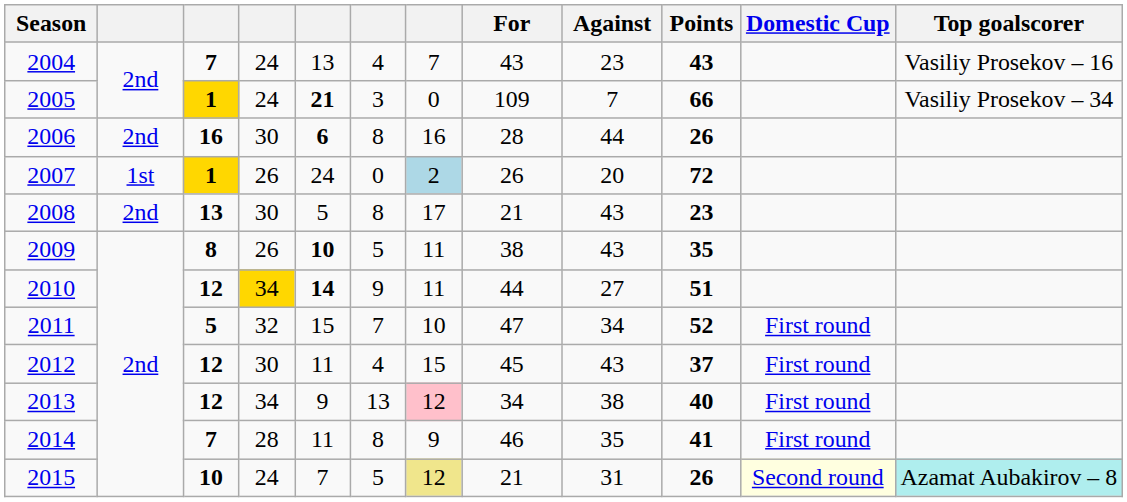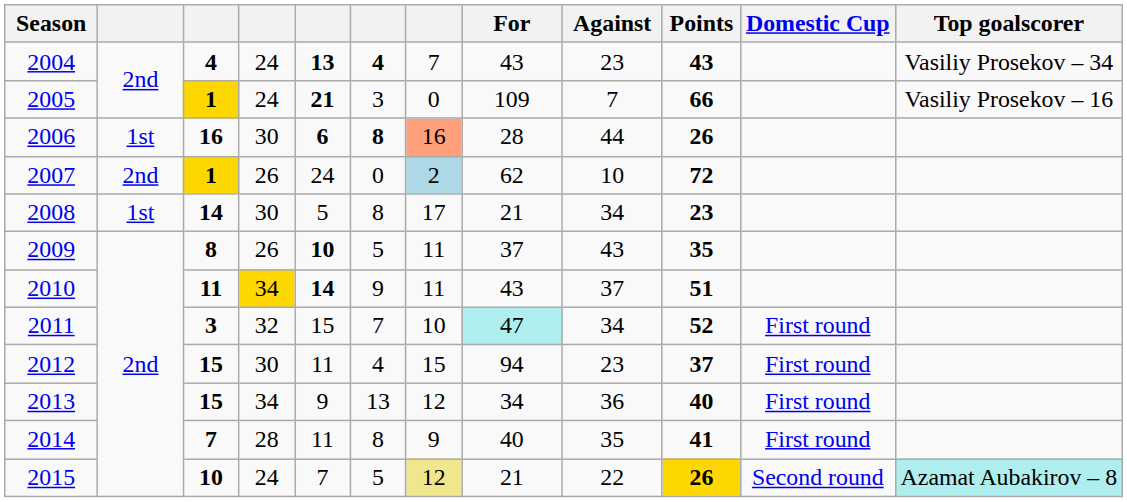(211, 61) 7 -> (211, 61) 4
(322, 61) normal -> (322, 61) bold
(378, 61) normal -> (378, 61) bold
(1009, 61) Vasiliy Prosekov – 16 -> (1009, 61) Vasiliy Prosekov – 34
(1009, 99) Vasiliy Prosekov – 34 -> (1009, 99) Vasiliy Prosekov – 16
(140, 136) 2nd -> (140, 136) 1st
(378, 136) normal -> (378, 136) bold
(434, 136) no background -> (434, 136) lightsalmon background
(140, 174) 1st -> (140, 174) 2nd
(512, 174) 26 -> (512, 174) 62
(612, 174) 20 -> (612, 174) 10
(140, 212) 2nd -> (140, 212) 1st
(211, 212) 13 -> (211, 212) 14
(612, 212) 43 -> (612, 212) 34
(512, 250) 38 -> (512, 250) 37
(211, 288) 12 -> (211, 288) 11
(512, 288) 44 -> (512, 288) 43
(612, 288) 27 -> (612, 288) 37
(211, 325) 5 -> (211, 325) 3
(512, 325) no background -> (512, 325) paleturquoise background
(211, 363) 12 -> (211, 363) 15
(512, 363) 45 -> (512, 363) 94
(612, 363) 43 -> (612, 363) 23
(211, 401) 12 -> (211, 401) 15
(434, 401) pink background -> (434, 401) no background
(612, 401) 38 -> (612, 401) 36
(512, 439) 46 -> (512, 439) 40
(612, 477) 31 -> (612, 477) 22
(701, 477) no background -> (701, 477) gold background
(818, 477) lightyellow background -> (818, 477) no background
